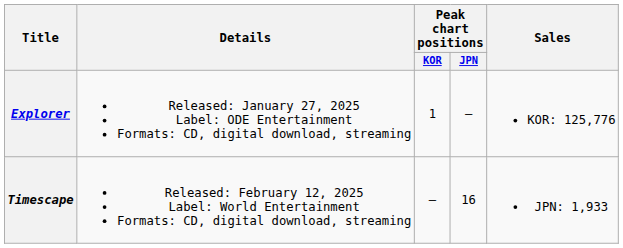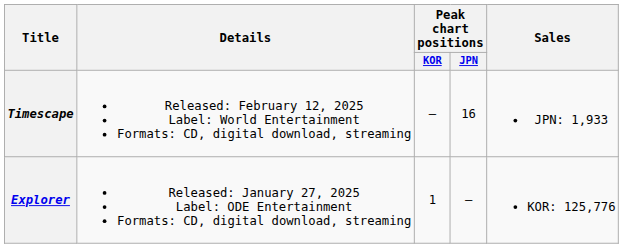rows swapped: (40, 113) <-> (40, 200)
